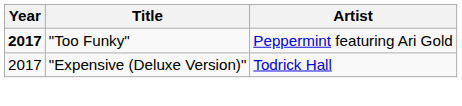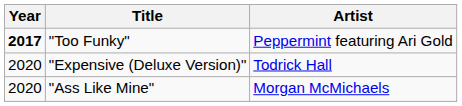(25, 64) 2017 -> (25, 64) 2020
+ row: (102, 88)
